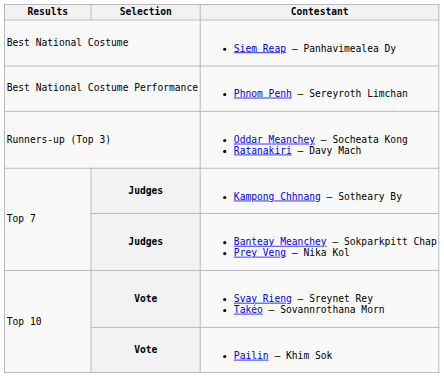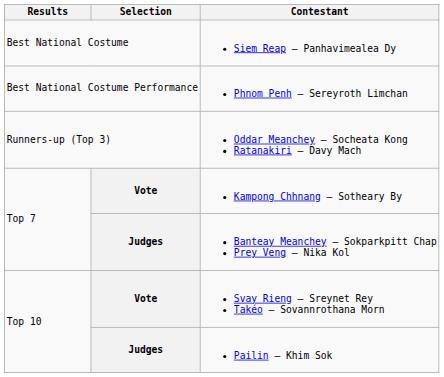(146, 191) Judges -> (146, 191) Vote
(146, 350) Vote -> (146, 350) Judges
